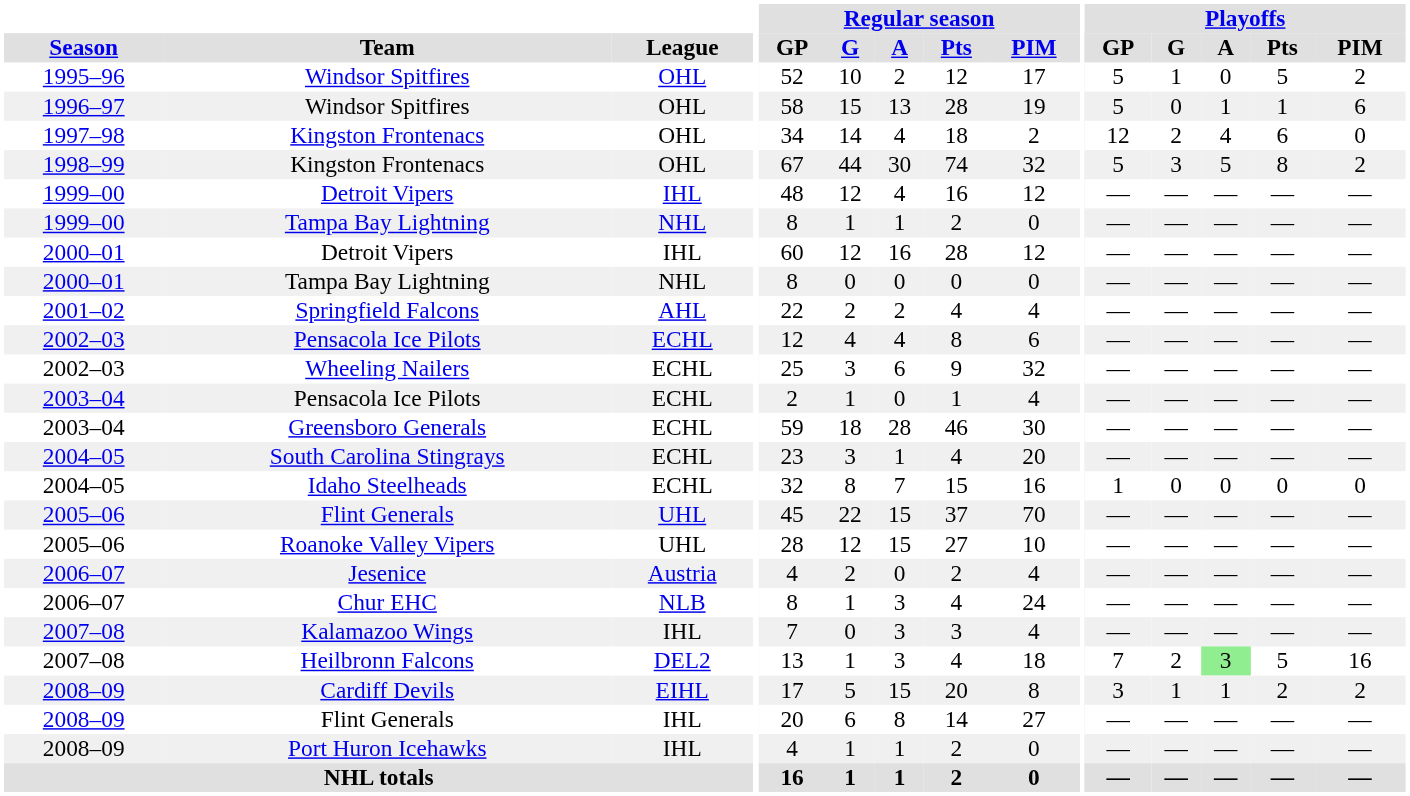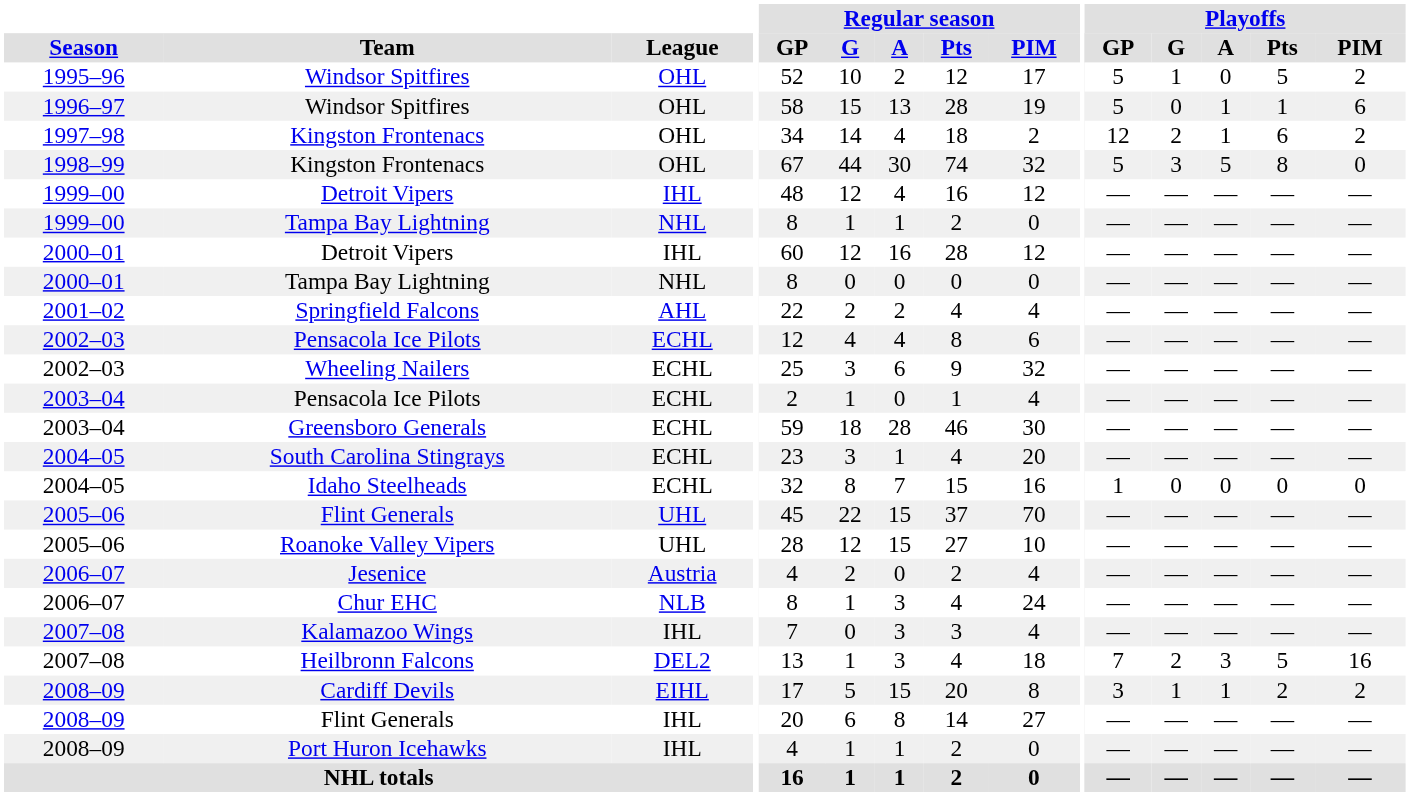(1226, 135) 4 -> (1226, 135) 1
(1360, 135) 0 -> (1360, 135) 2
(1360, 164) 2 -> (1360, 164) 0
(1226, 660) lightgreen background -> (1226, 660) no background
